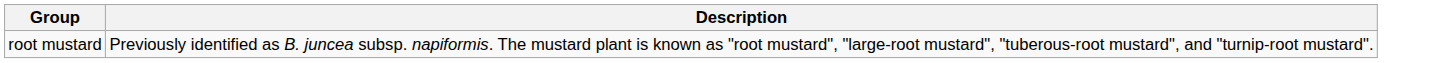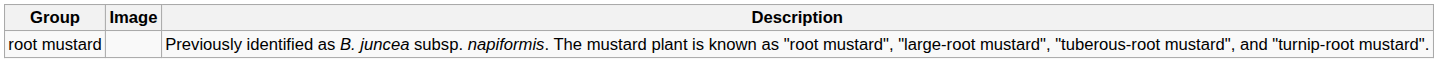+ column: (133, 17)
